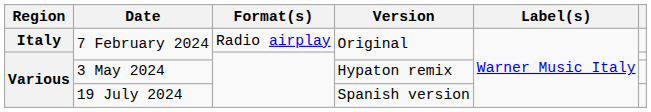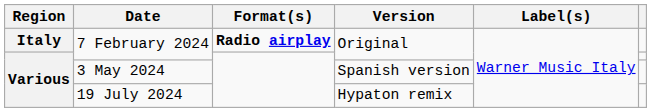(273, 40) normal -> (273, 40) bold
(395, 71) Hypaton remix -> (404, 71) Spanish version
(404, 95) Spanish version -> (395, 95) Hypaton remix
